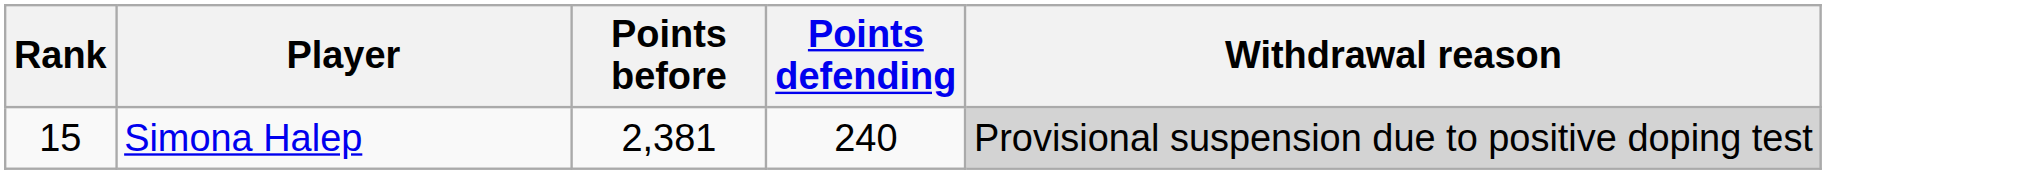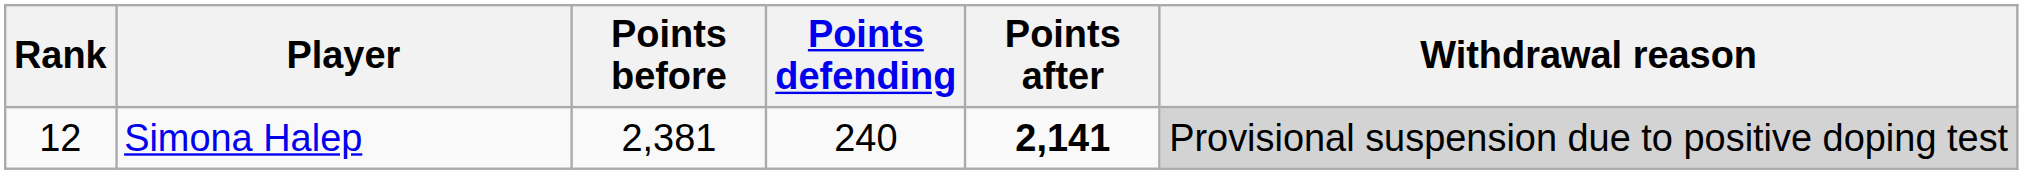+ column: (1063, 55)
(60, 137) 15 -> (60, 137) 12
